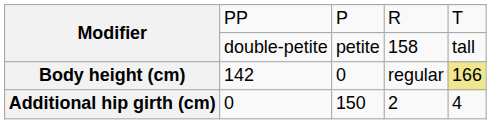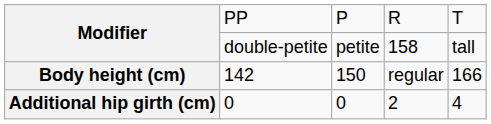(341, 75) 0 -> (351, 75) 150
(467, 75) khaki background -> (467, 75) no background
(351, 103) 150 -> (341, 103) 0
